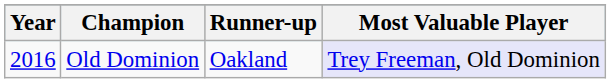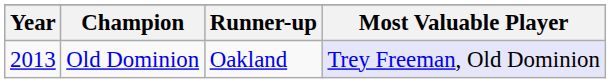(33, 58) 2016 -> (33, 58) 2013
